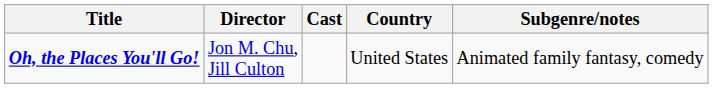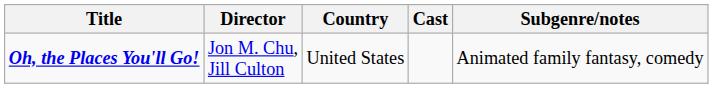columns swapped: (324, 18) <-> (399, 18)
